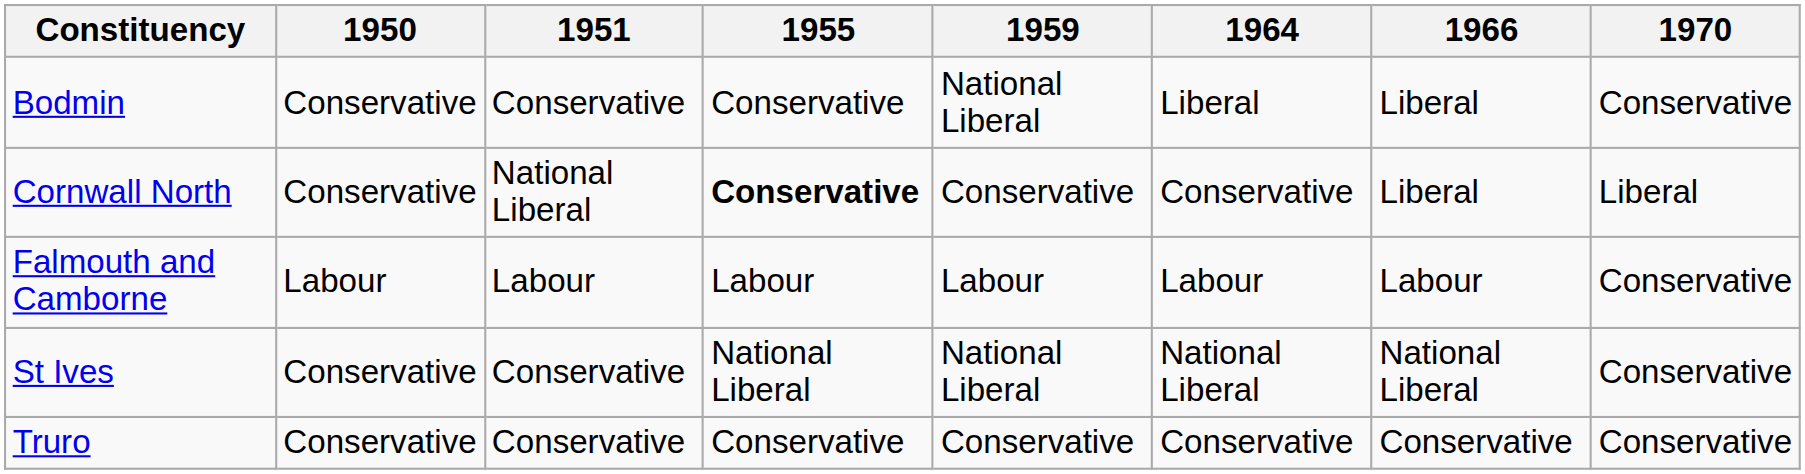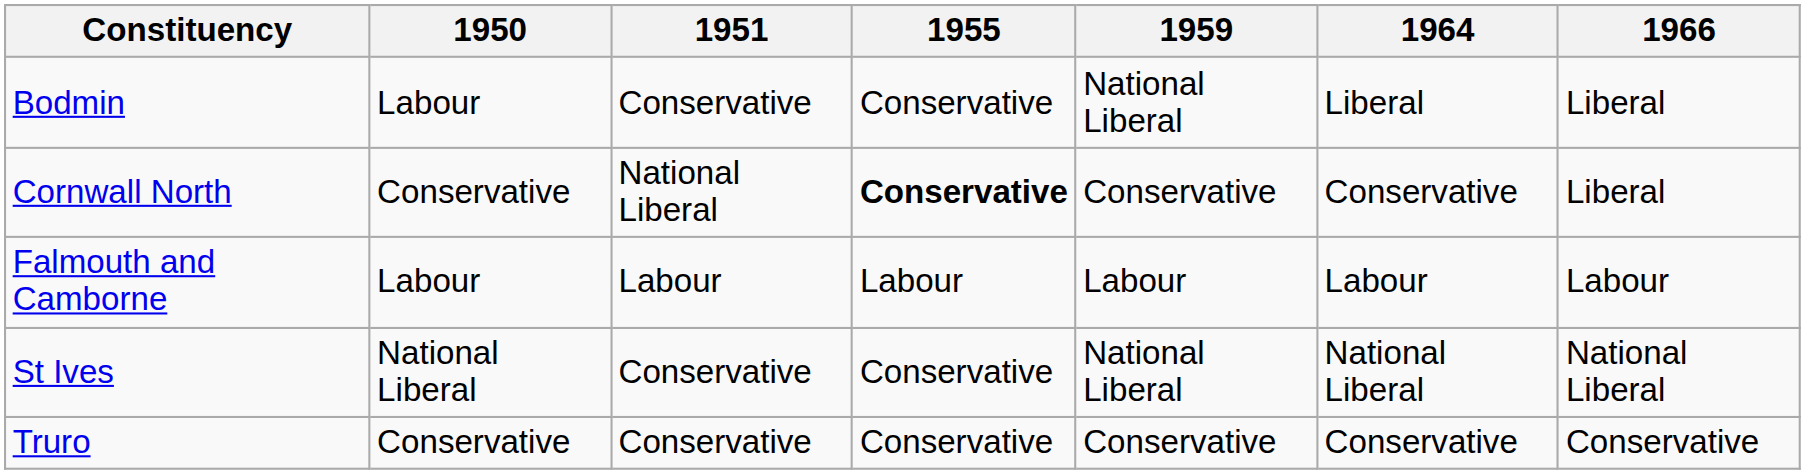- column: (1695, 30)
(380, 101) Conservative -> (429, 101) Labour
(380, 371) Conservative -> (438, 371) National Liberal
(772, 371) National Liberal -> (957, 371) Conservative
